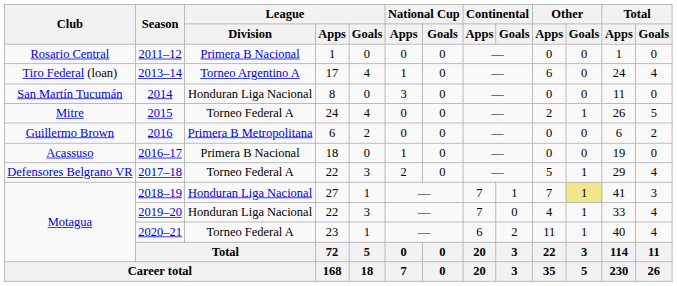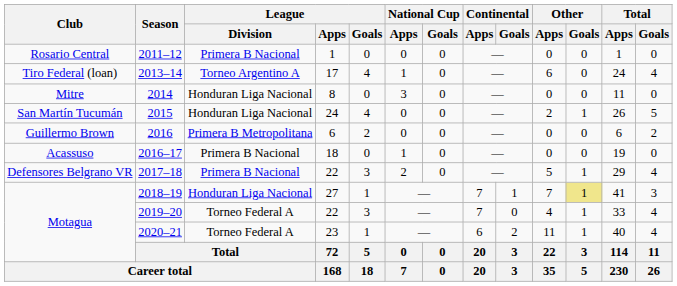(70, 93) San Martín Tucumán -> (70, 93) Mitre
(70, 113) Mitre -> (70, 113) San Martín Tucumán
(250, 113) Torneo Federal A -> (250, 113) Honduran Liga Nacional
(250, 172) Torneo Federal A -> (250, 172) Primera B Nacional
(250, 212) Honduran Liga Nacional -> (250, 212) Torneo Federal A
